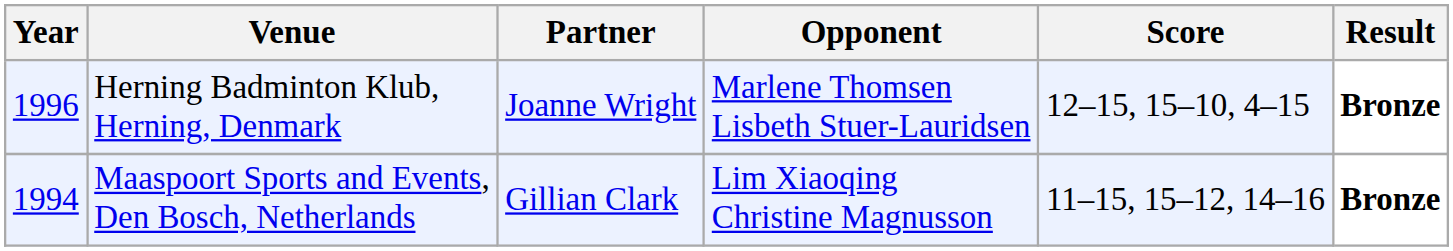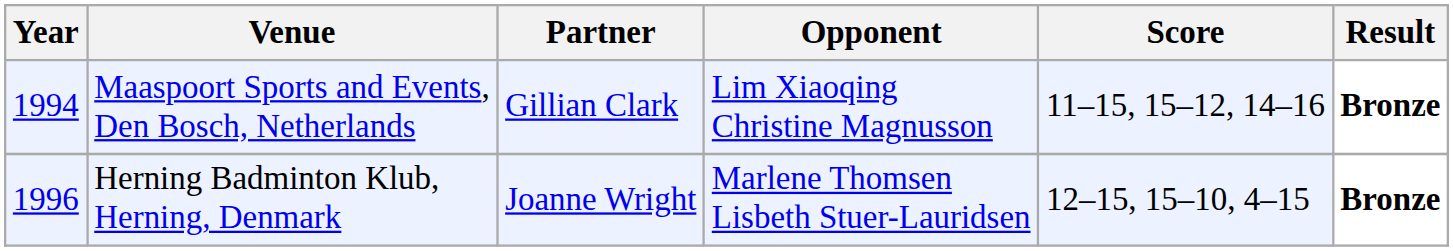rows swapped: (267, 105) <-> (292, 199)
